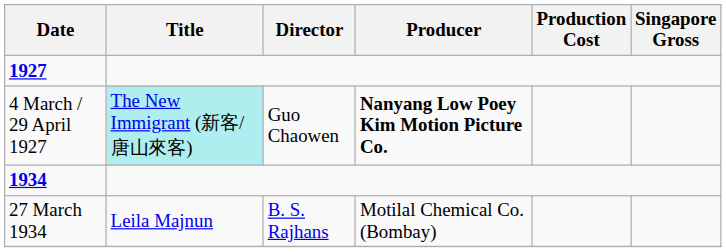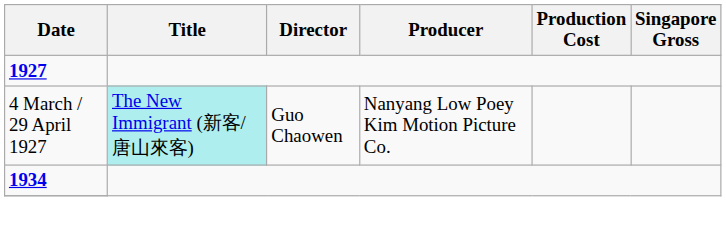(441, 125) bold -> (440, 125) normal
- row: (45, 220)
